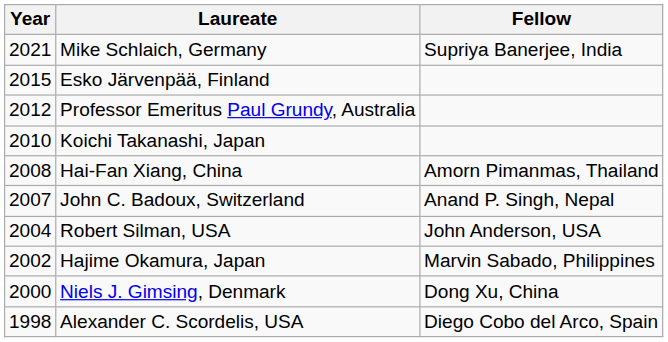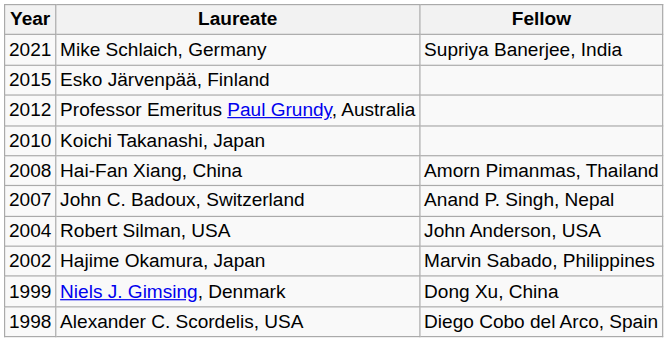(30, 291) 2000 -> (30, 291) 1999
